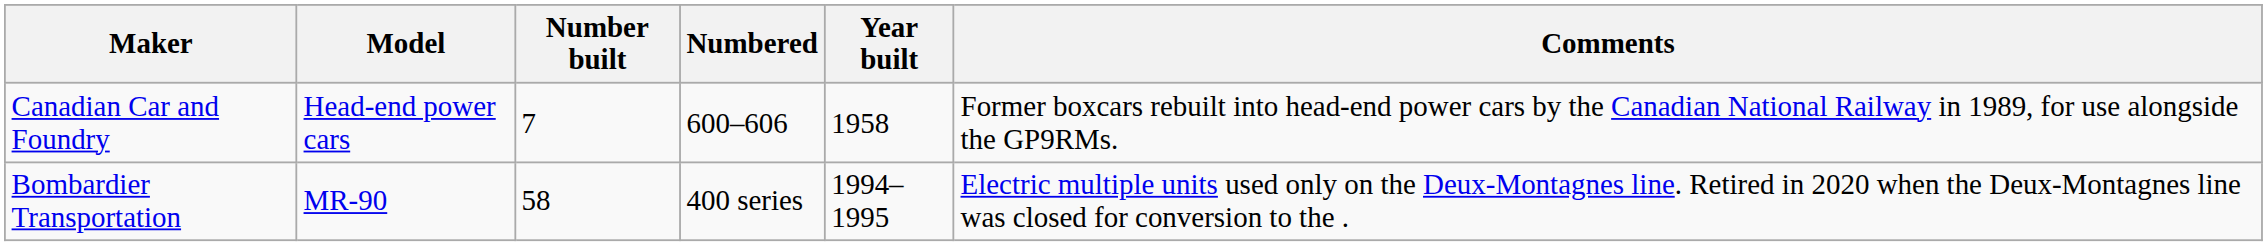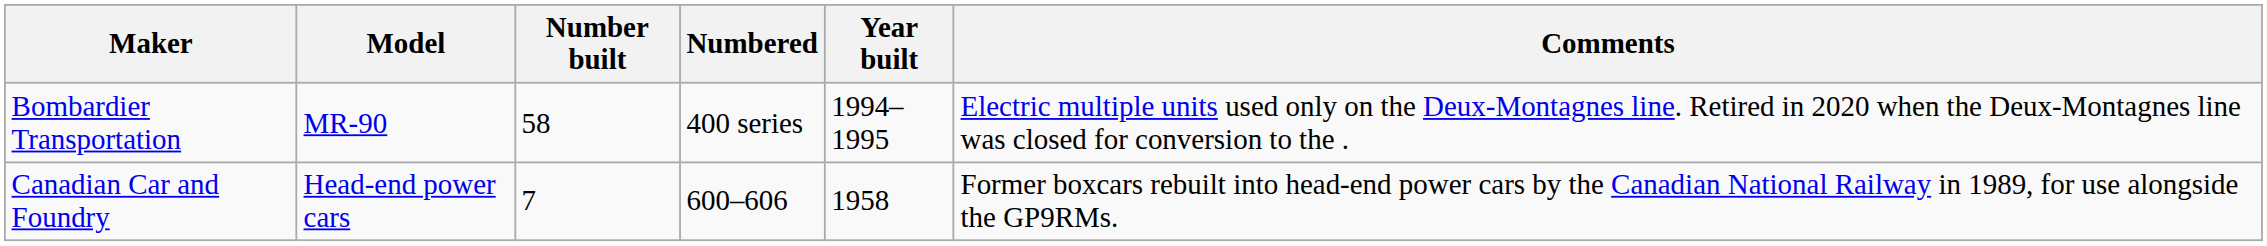rows swapped: (115, 122) <-> (96, 200)
